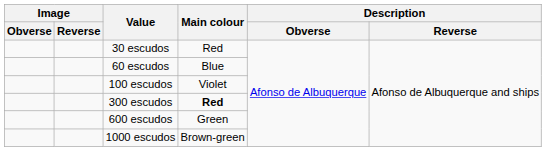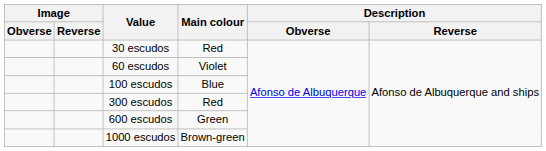(213, 66) Blue -> (213, 66) Violet
(213, 84) Violet -> (213, 84) Blue
(213, 102) bold -> (213, 102) normal
